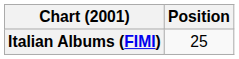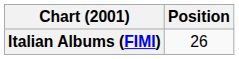(199, 41) 25 -> (199, 41) 26
